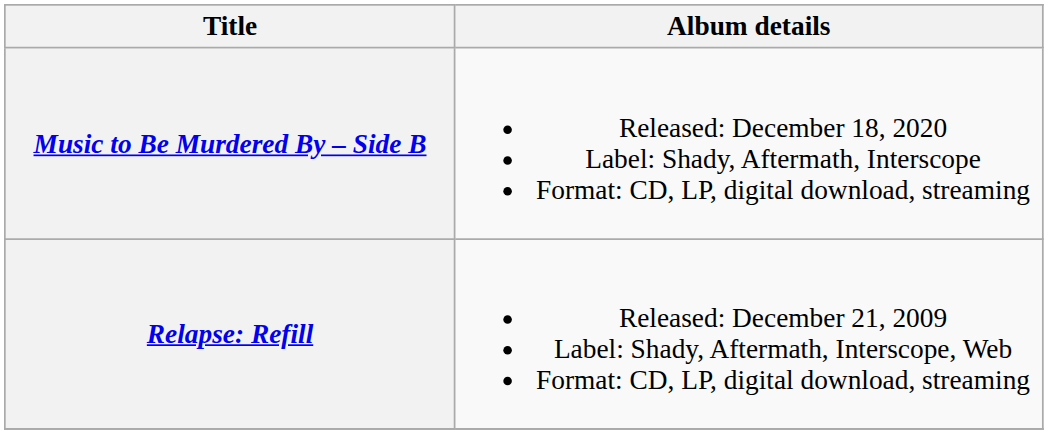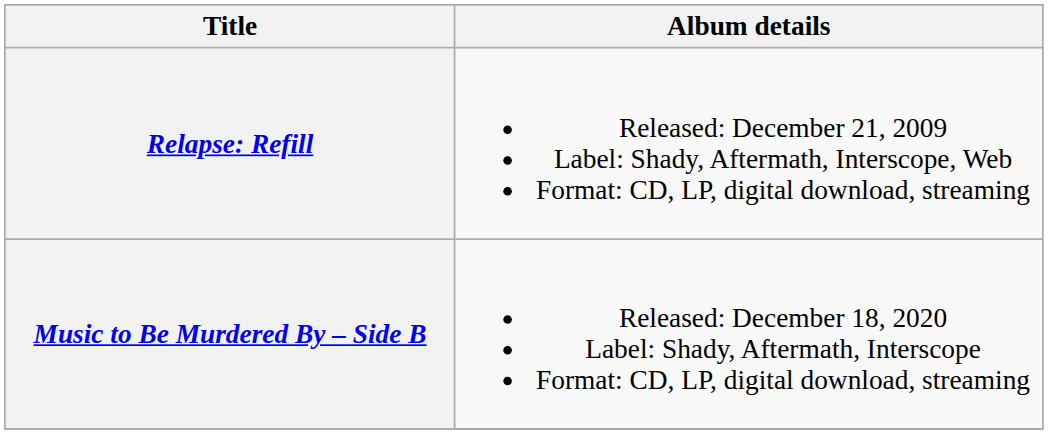rows swapped: (230, 333) <-> (230, 143)
